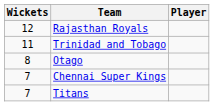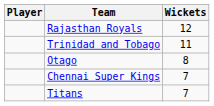columns swapped: (189, 12) <-> (28, 12)
